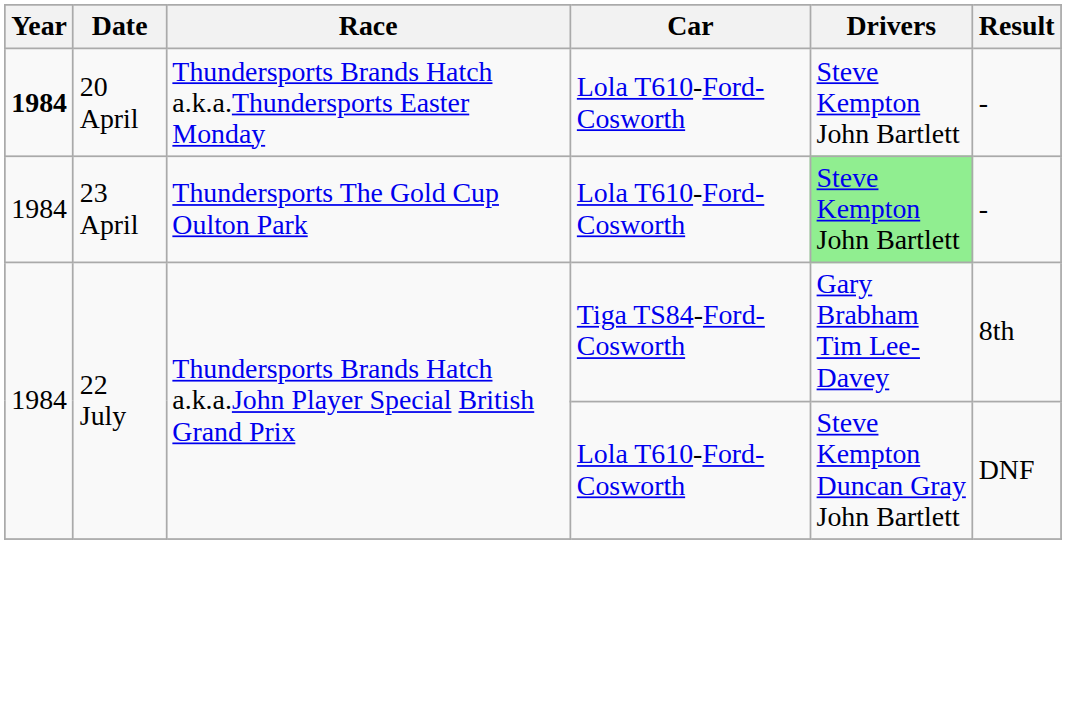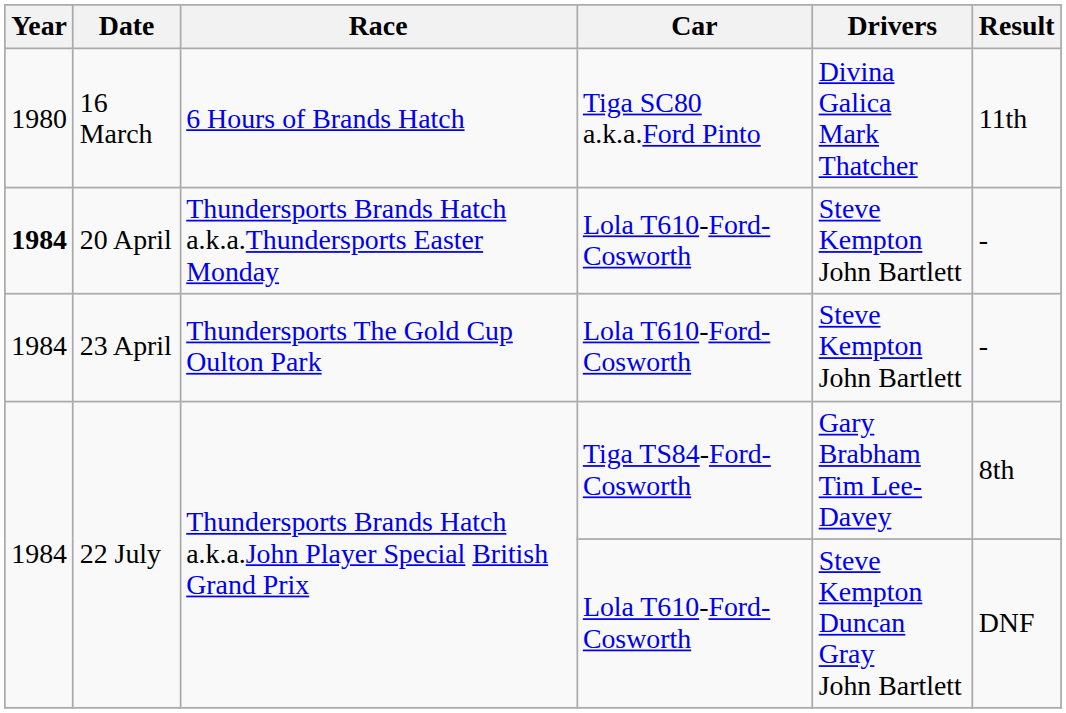+ row: (116, 117)
(888, 208) lightgreen background -> (890, 346) no background
